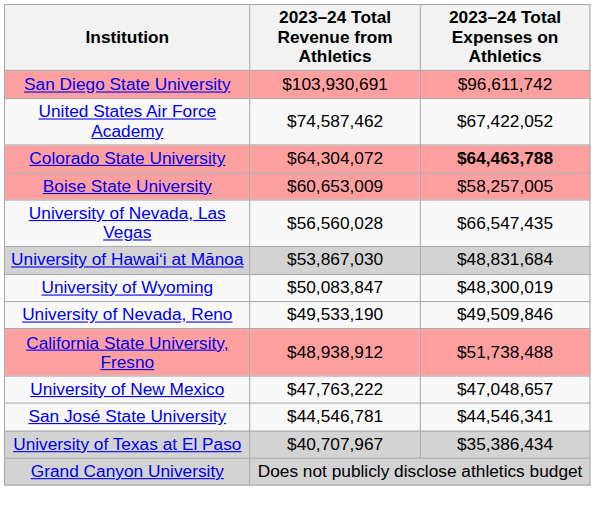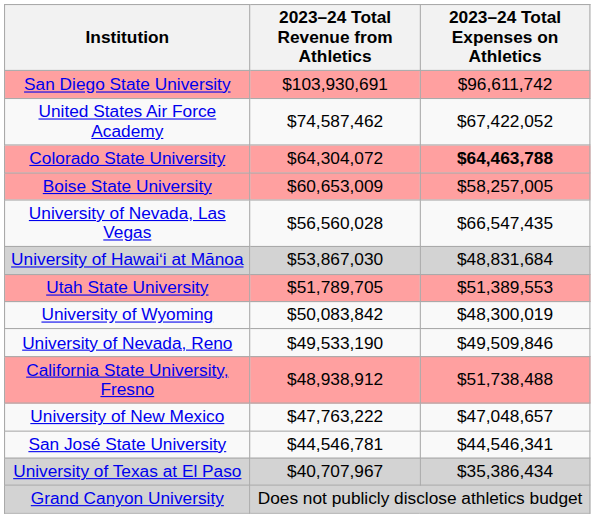+ row: (127, 287)
(335, 287) $50,083,847 -> (335, 315) $50,083,842
